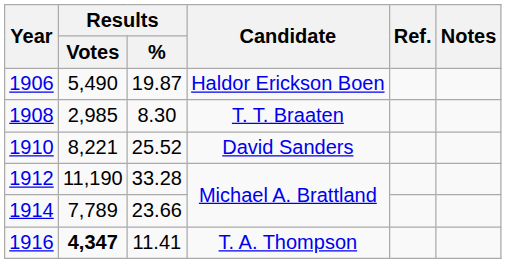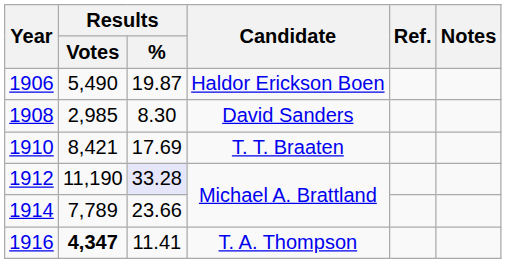(288, 115) T. T. Braaten -> (288, 115) David Sanders
(93, 147) 8,221 -> (93, 147) 8,421
(157, 147) 25.52 -> (157, 147) 17.69
(288, 147) David Sanders -> (288, 147) T. T. Braaten
(157, 178) no background -> (157, 178) lavender background
